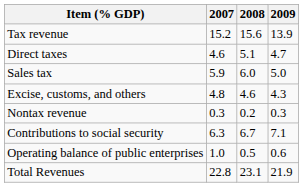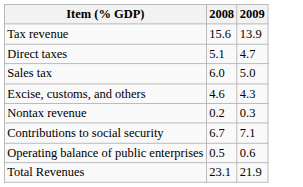- column: (222, 14)
